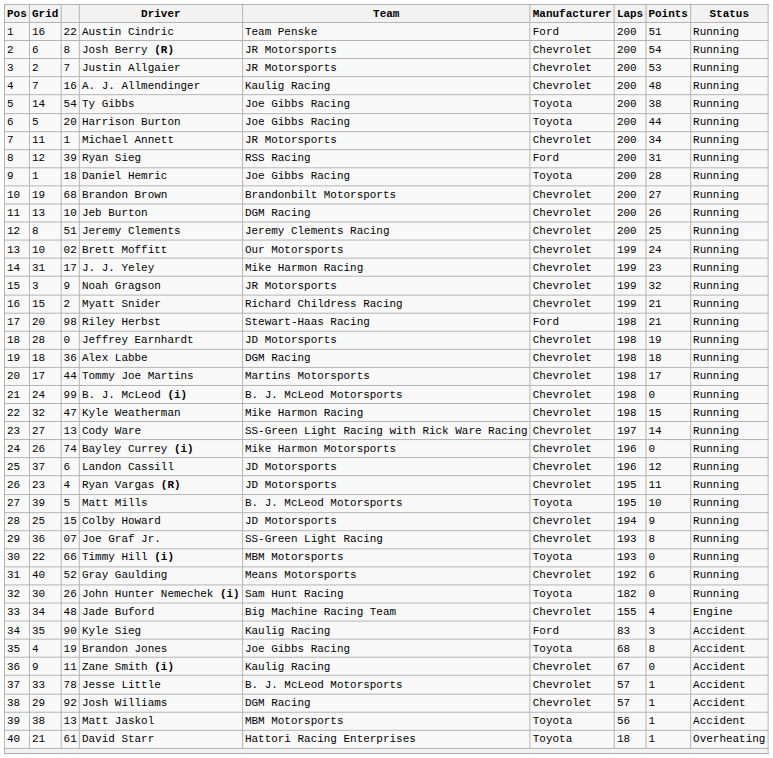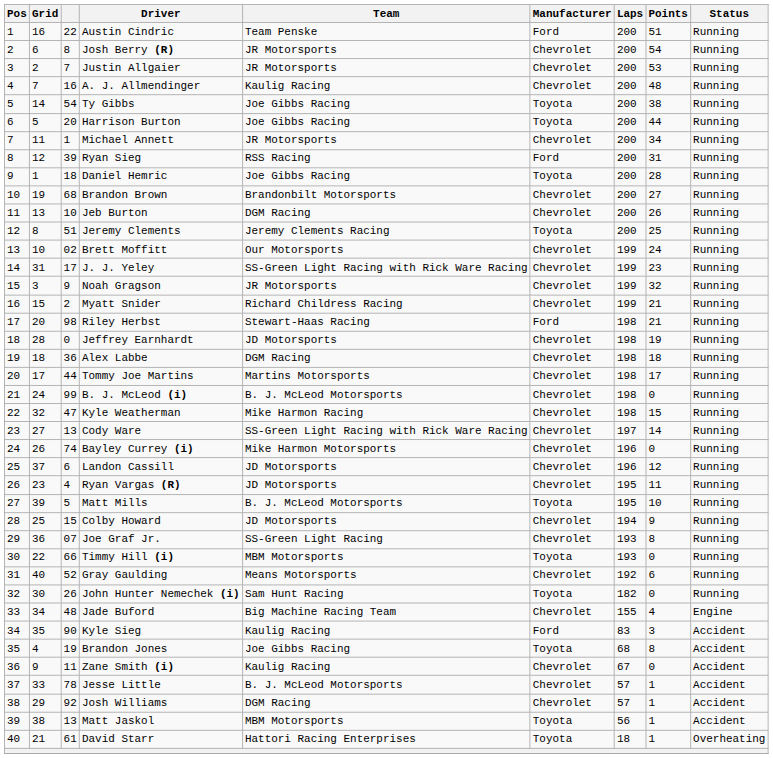(562, 231) Chevrolet -> (552, 231) Toyota
(304, 267) Mike Harmon Racing -> (386, 267) SS-Green Light Racing with Rick Ware Racing
